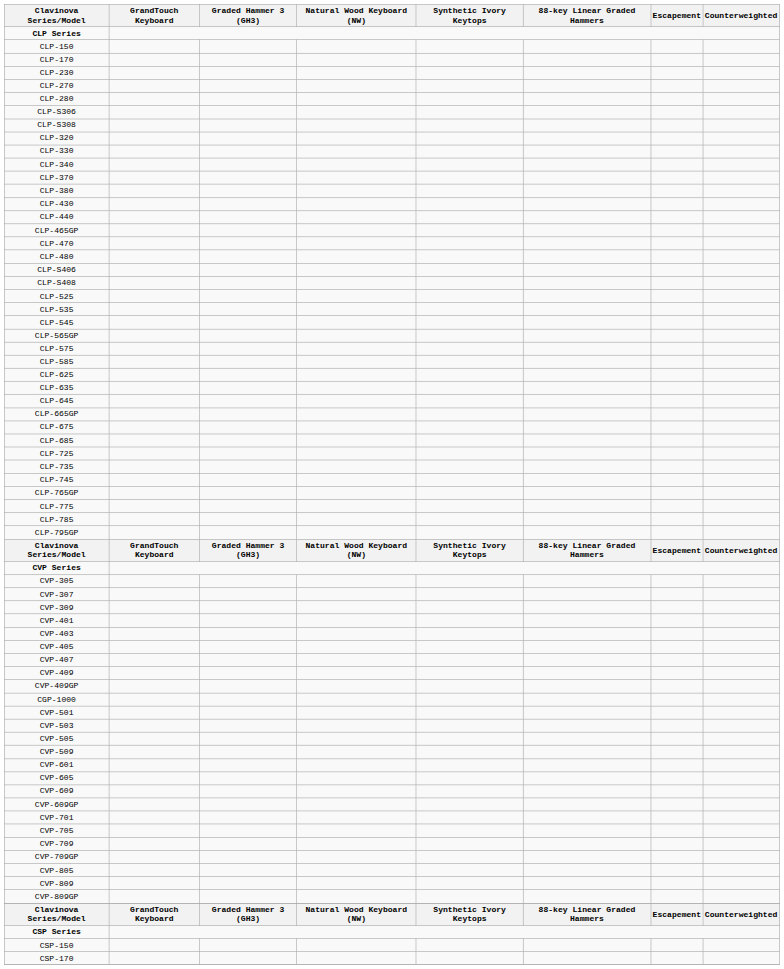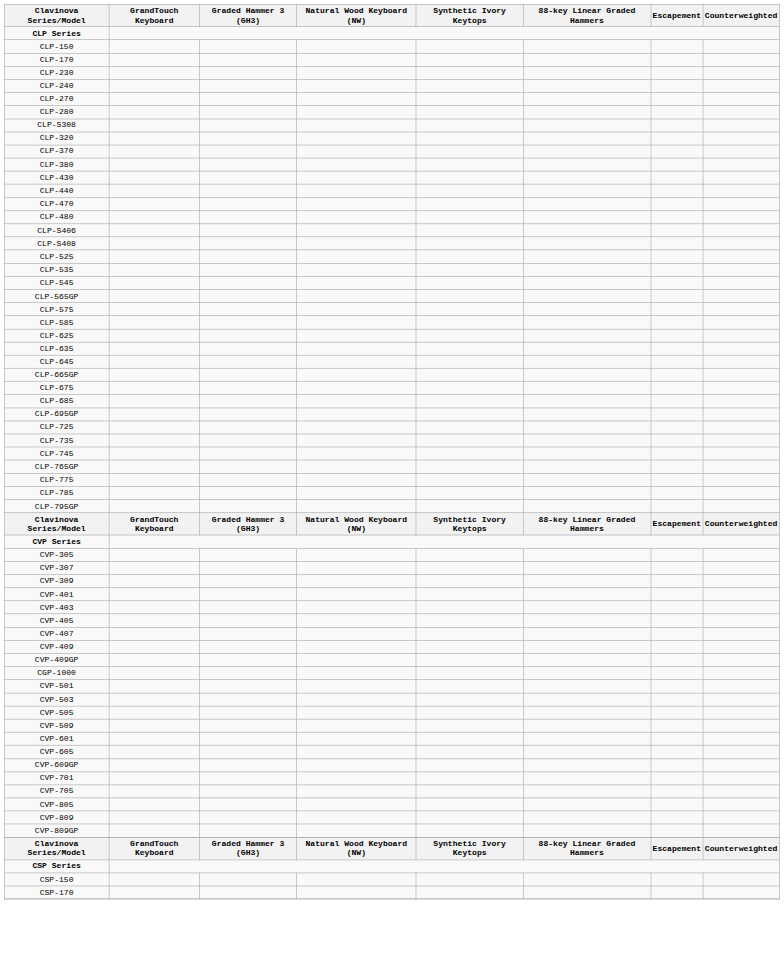+ row: (57, 86)
- row: (57, 112)
- row: (57, 152)
- row: (57, 165)
- row: (57, 230)
+ row: (57, 414)
- row: (57, 791)
- row: (57, 844)
- row: (57, 857)
